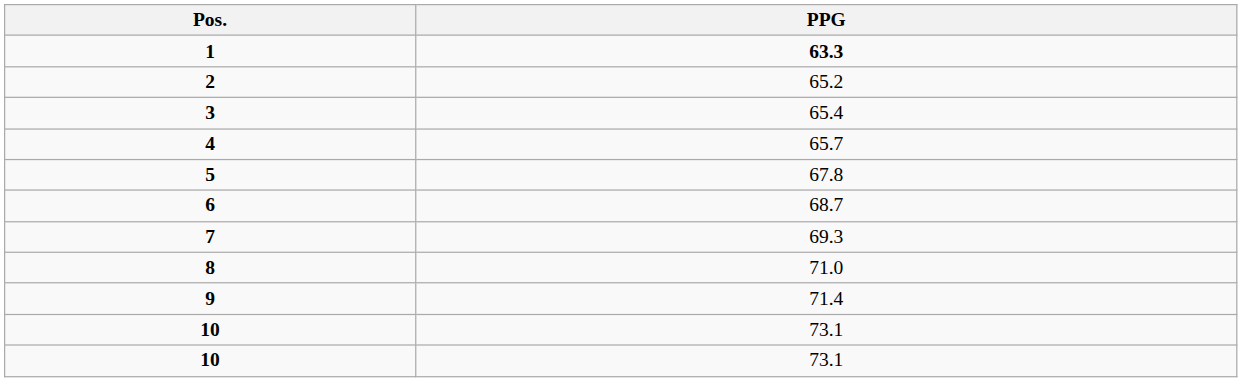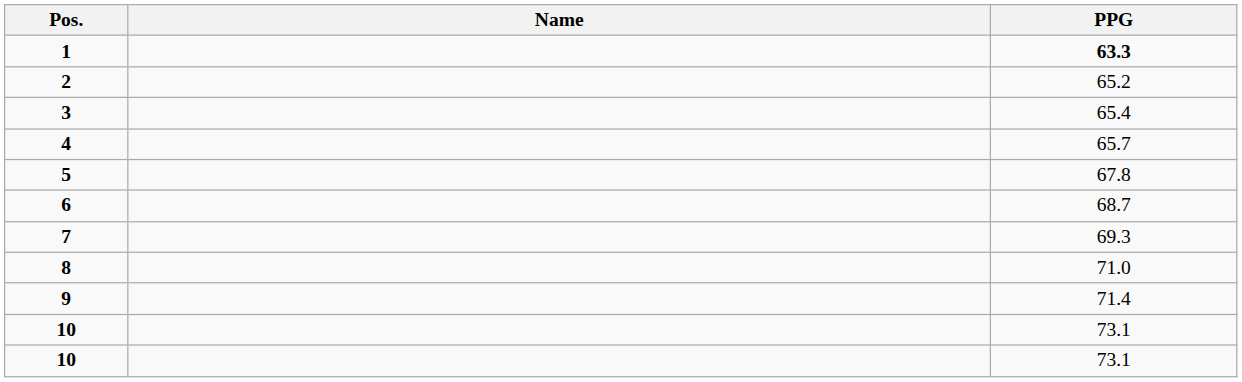+ column: (559, 19)
